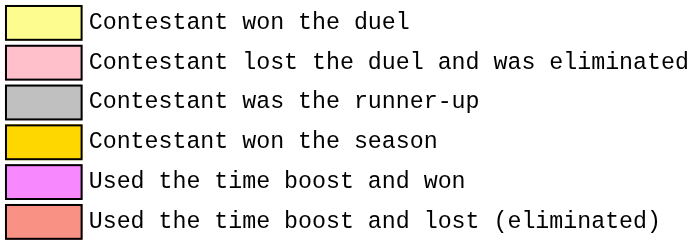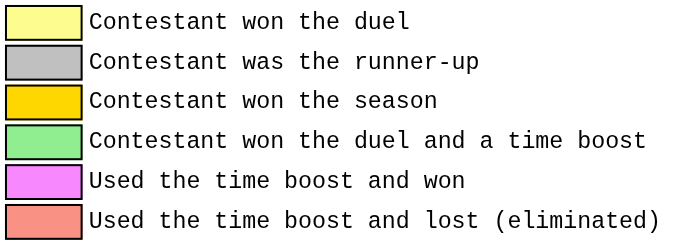- row: (389, 63)
+ row: (368, 142)
